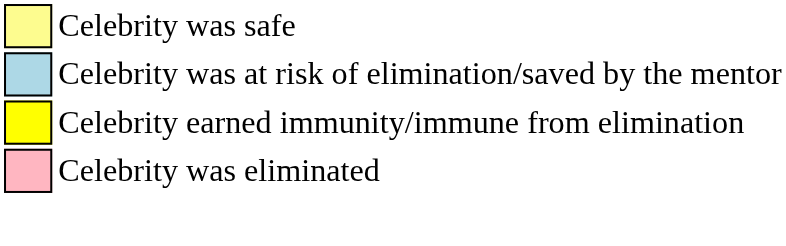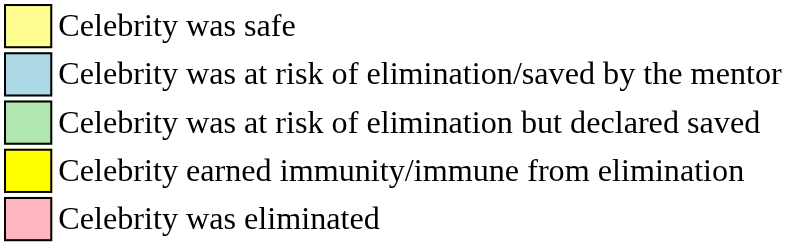+ row: (409, 122)
